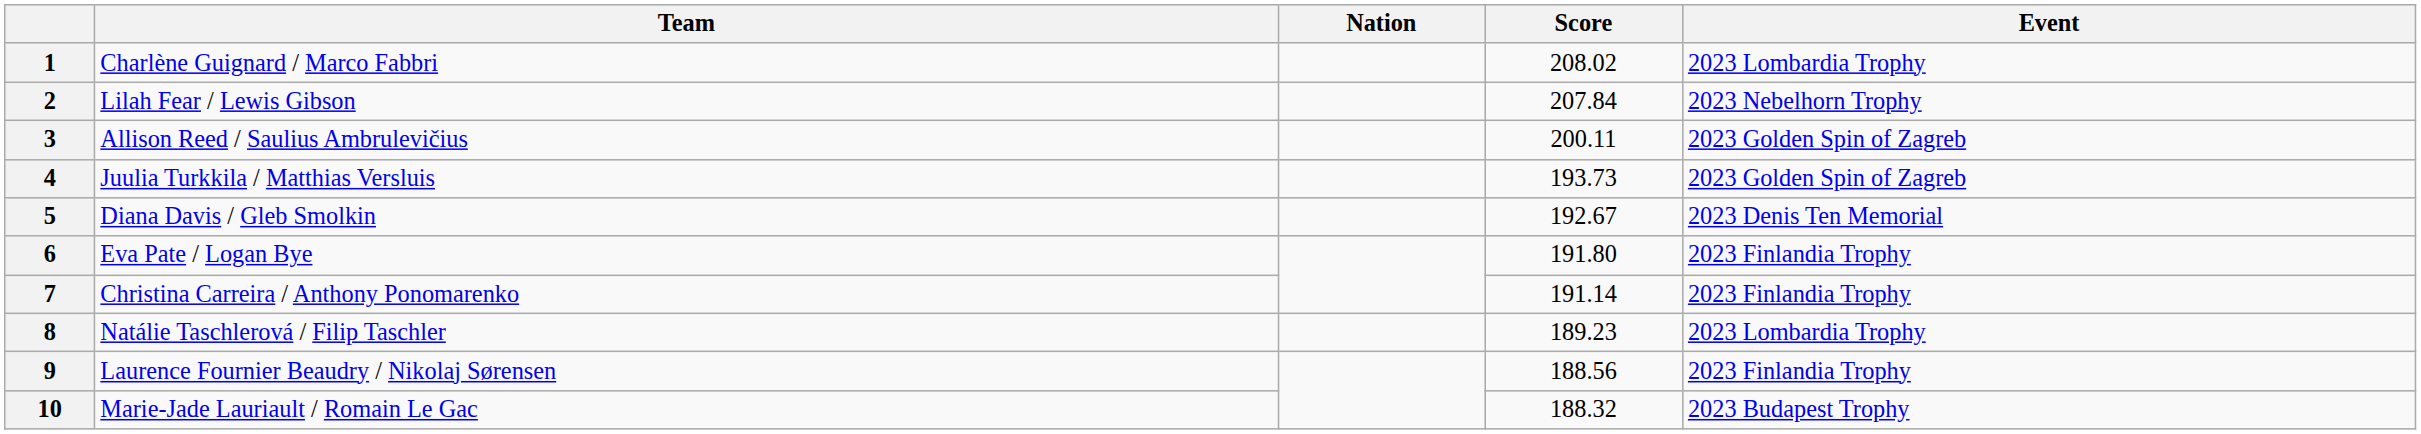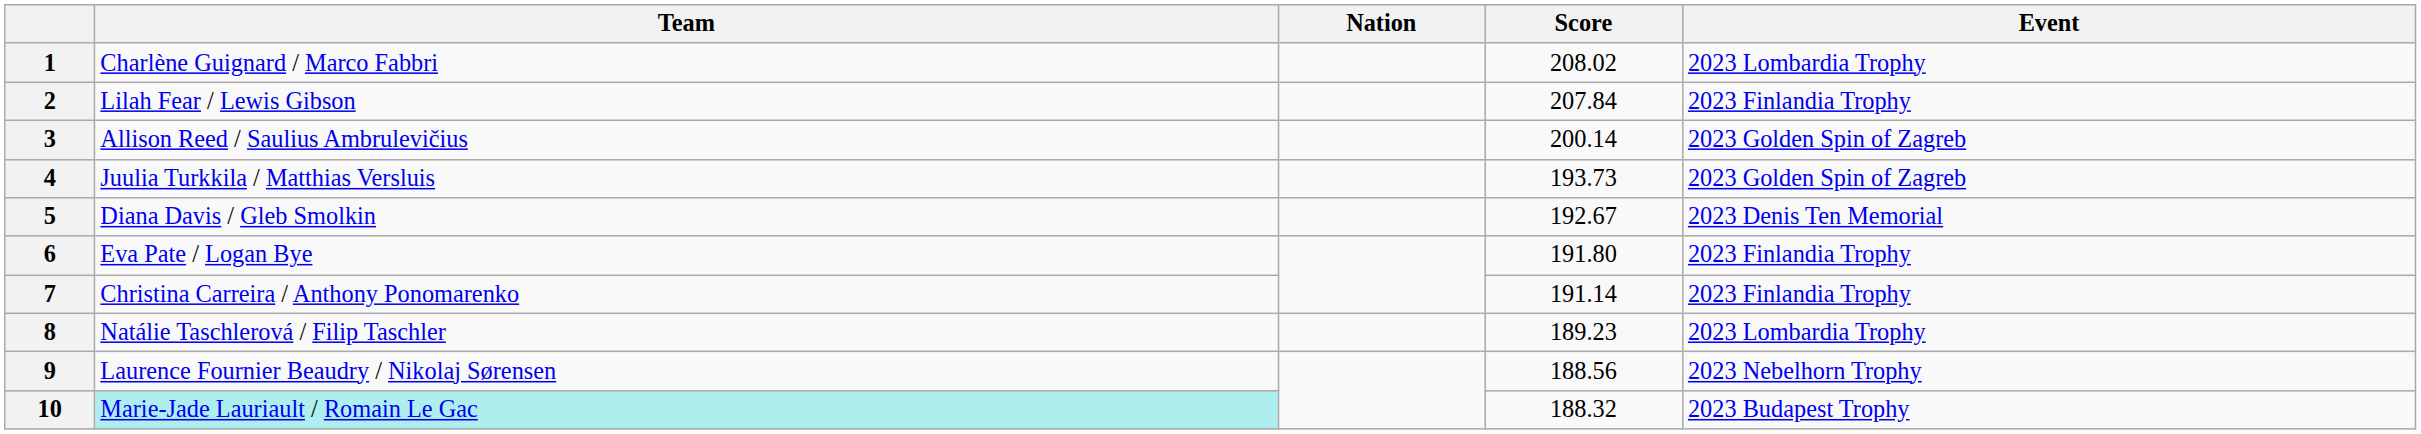(1805, 100) 2023 Nebelhorn Trophy -> (1799, 100) 2023 Finlandia Trophy
(1583, 139) 200.11 -> (1583, 139) 200.14
(1799, 370) 2023 Finlandia Trophy -> (1805, 370) 2023 Nebelhorn Trophy
(289, 409) no background -> (289, 409) paleturquoise background
